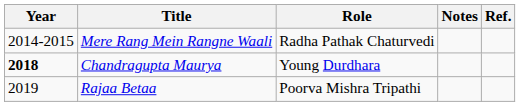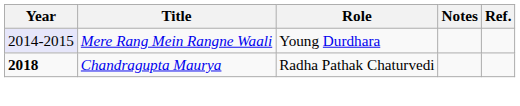(41, 40) no background -> (41, 40) lavender background
(357, 40) Radha Pathak Chaturvedi -> (330, 40) Young Durdhara
(330, 64) Young Durdhara -> (357, 64) Radha Pathak Chaturvedi
- row: (119, 88)
